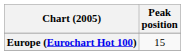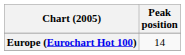(160, 42) 15 -> (160, 42) 14
